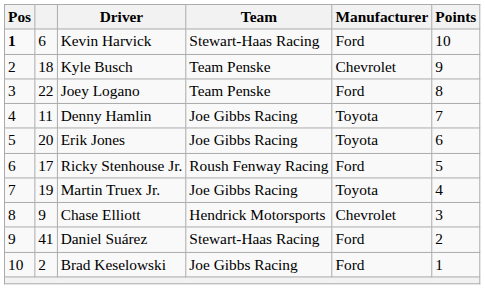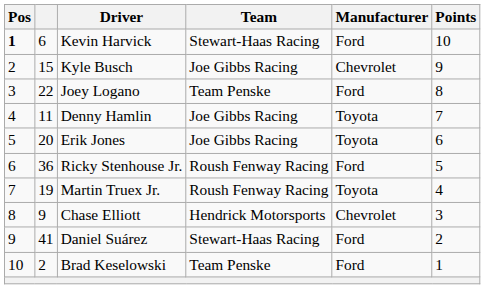(46, 66) 18 -> (46, 66) 15
(230, 66) Team Penske -> (244, 66) Joe Gibbs Racing
(46, 165) 17 -> (46, 165) 36
(244, 189) Joe Gibbs Racing -> (259, 189) Roush Fenway Racing
(244, 263) Joe Gibbs Racing -> (230, 263) Team Penske
